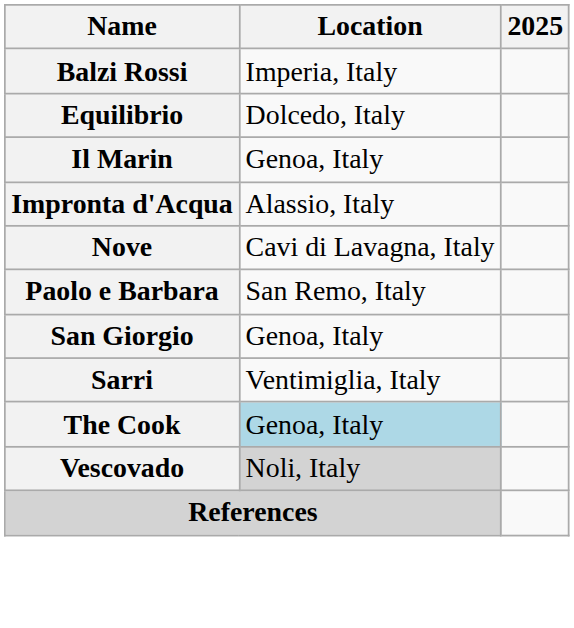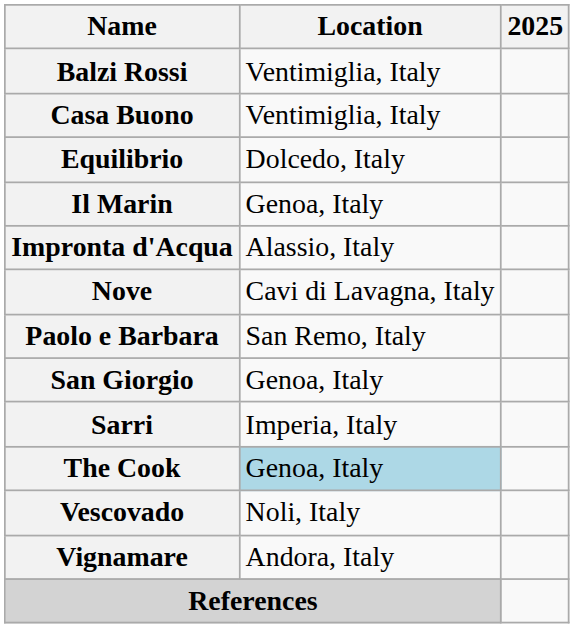(321, 70) Imperia, Italy -> (343, 70) Ventimiglia, Italy
+ row: (122, 114)
(343, 379) Ventimiglia, Italy -> (321, 423) Imperia, Italy
(303, 468) lightgrey background -> (303, 512) no background
+ row: (122, 556)
